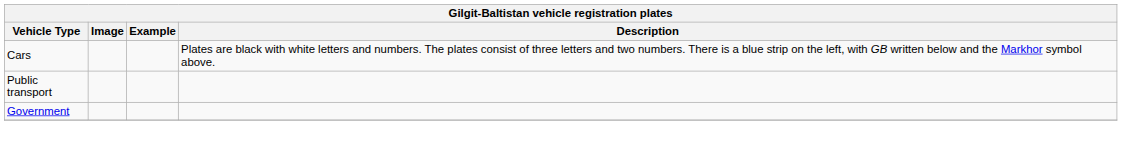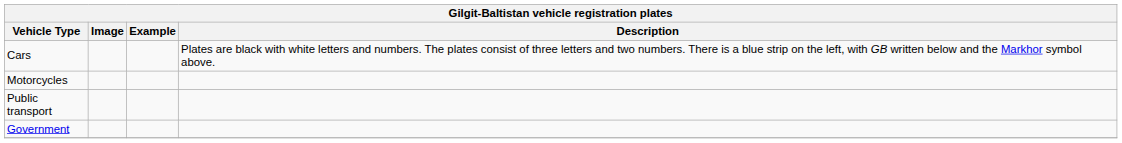+ row: (37, 80)
